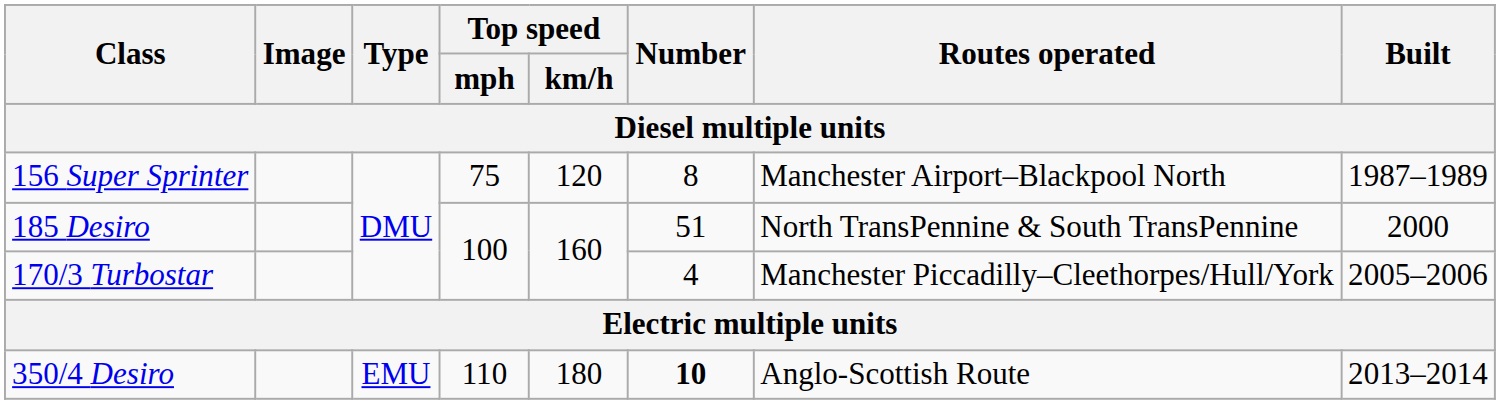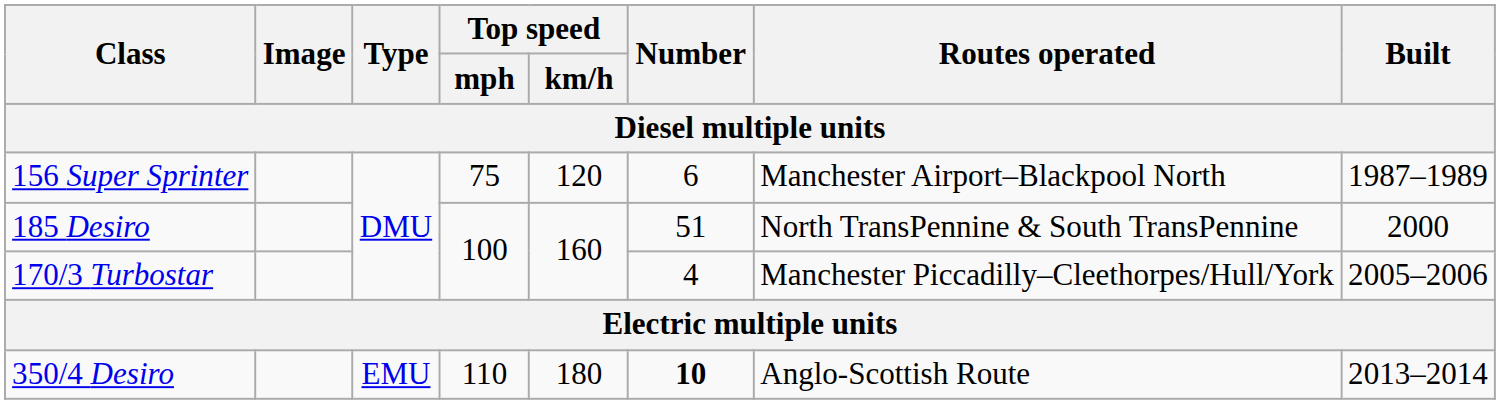(691, 176) 8 -> (691, 176) 6
